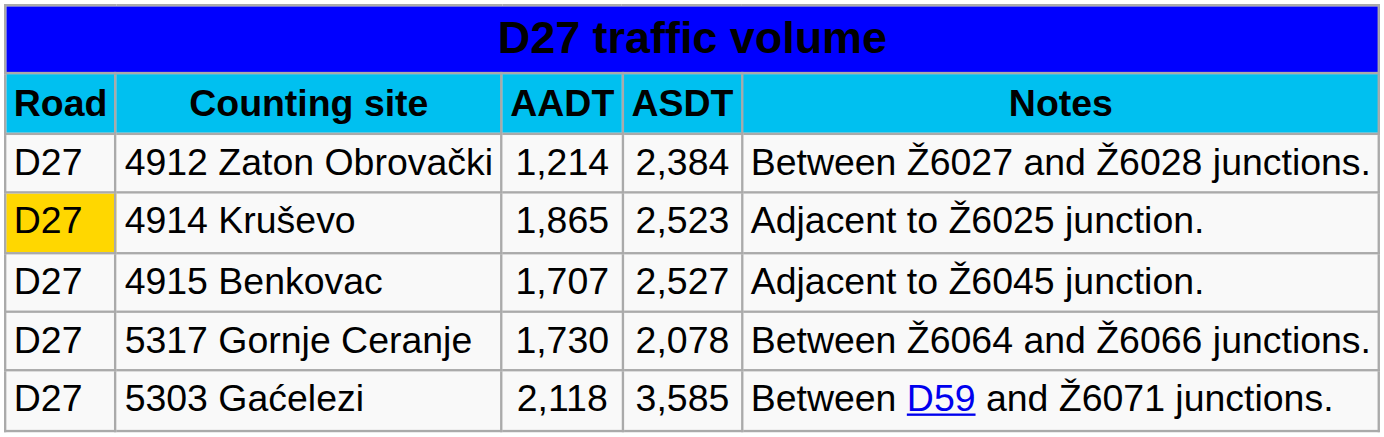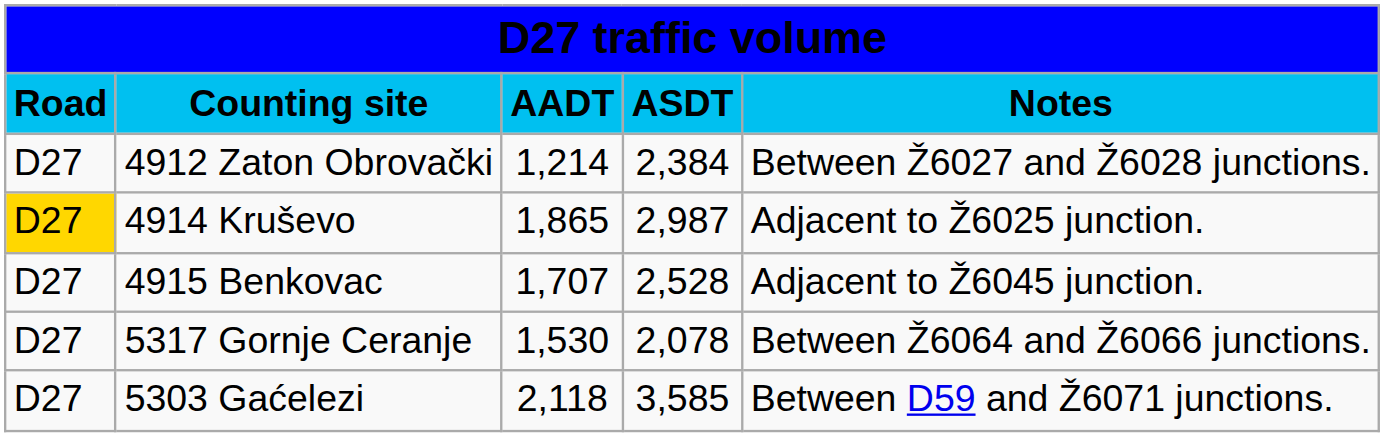(682, 221) 2,523 -> (682, 221) 2,987
(682, 281) 2,527 -> (682, 281) 2,528
(562, 340) 1,730 -> (562, 340) 1,530
